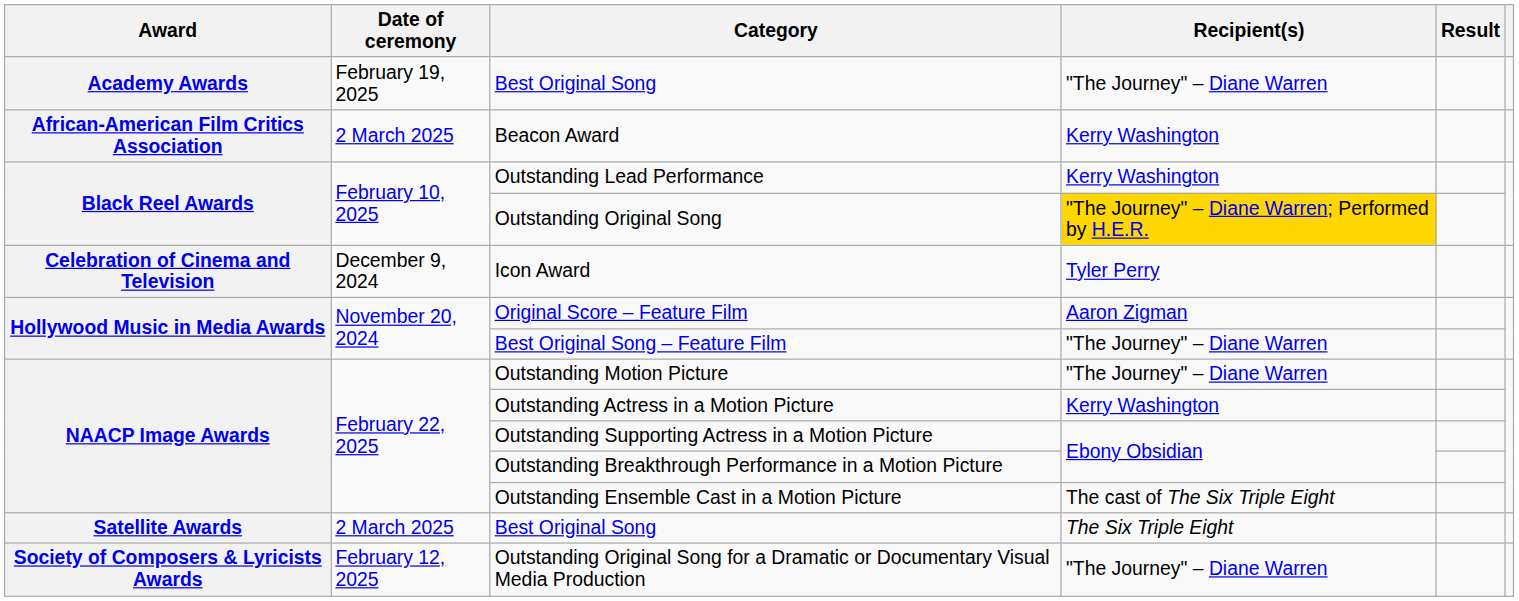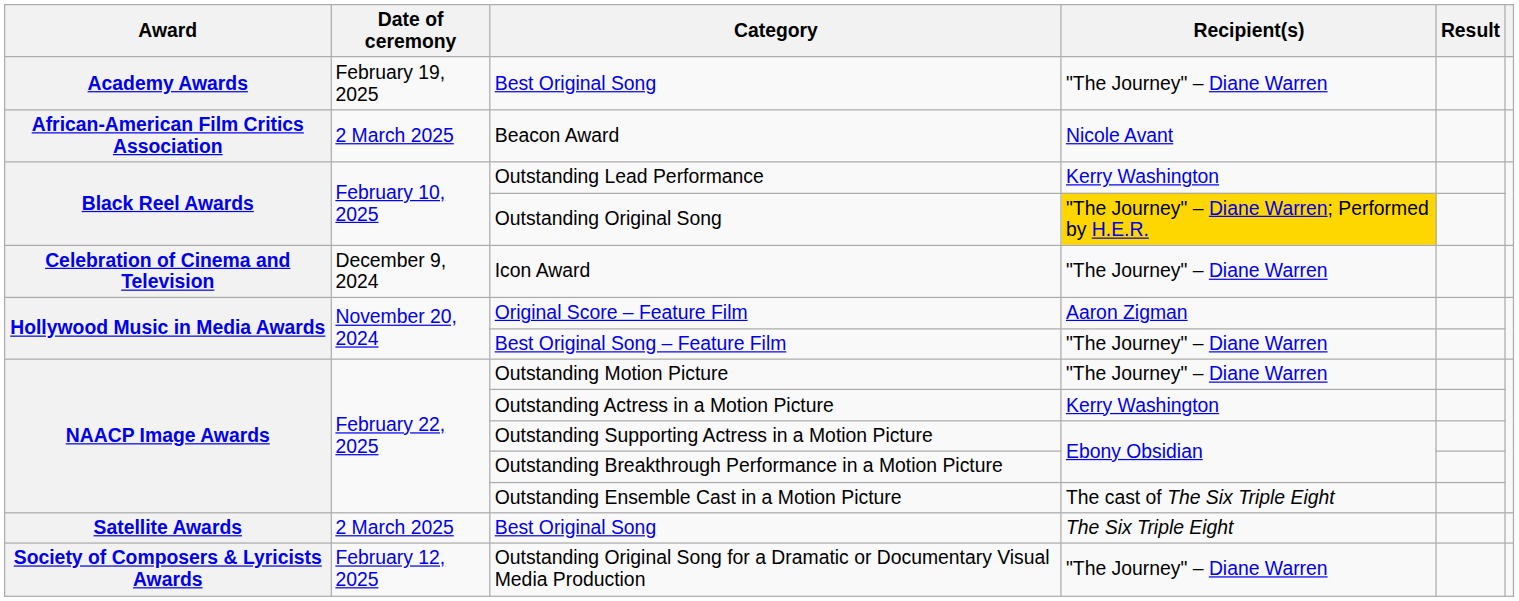(1143, 135) Kerry Washington -> (1120, 135) Nicole Avant
(1113, 271) Tyler Perry -> (1197, 271) "The Journey" – Diane Warren
